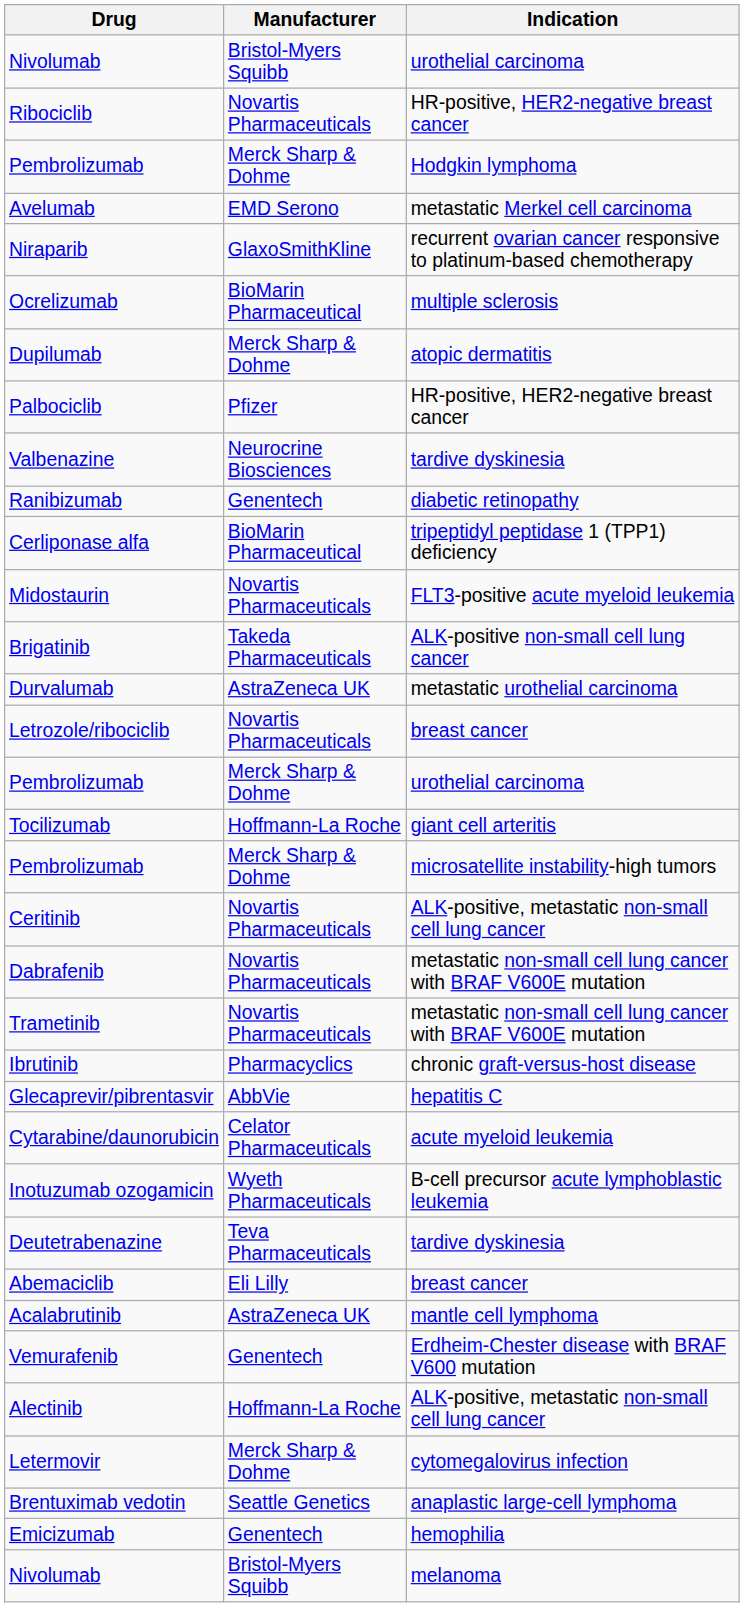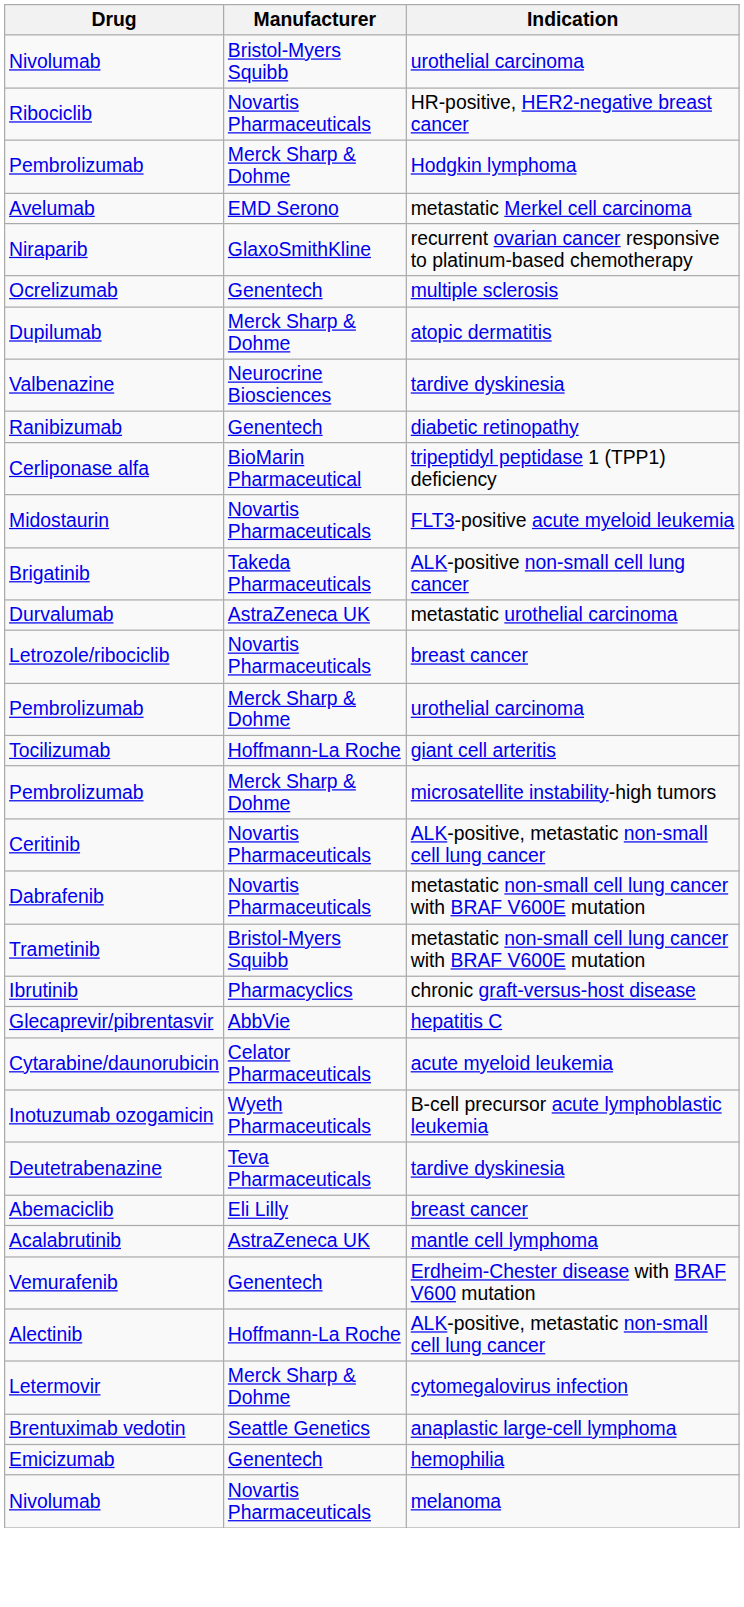(295, 302) BioMarin Pharmaceutical -> (275, 291) Genentech
- row: (55, 407)
(299, 1024) Novartis Pharmaceuticals -> (284, 949) Bristol-Myers Squibb
(284, 1575) Bristol-Myers Squibb -> (299, 1501) Novartis Pharmaceuticals
